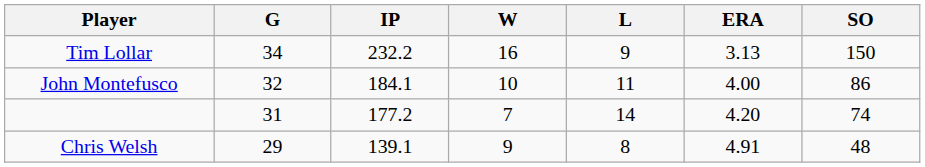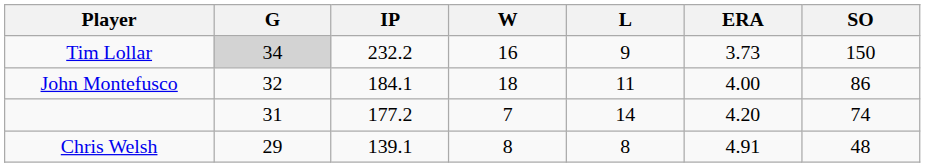(272, 51) no background -> (272, 51) lightgrey background
(743, 51) 3.13 -> (743, 51) 3.73
(508, 83) 10 -> (508, 83) 18
(508, 146) 9 -> (508, 146) 8
